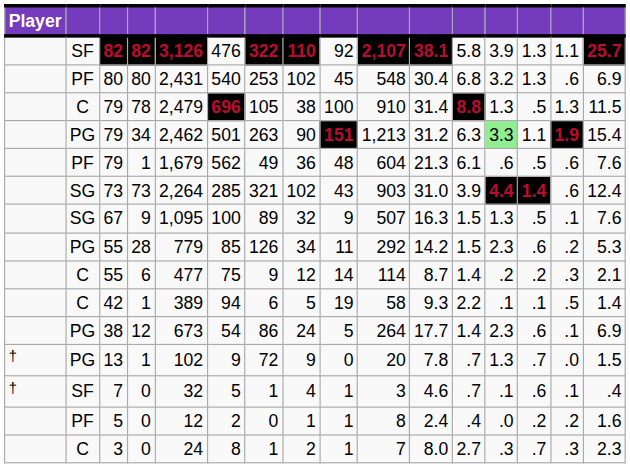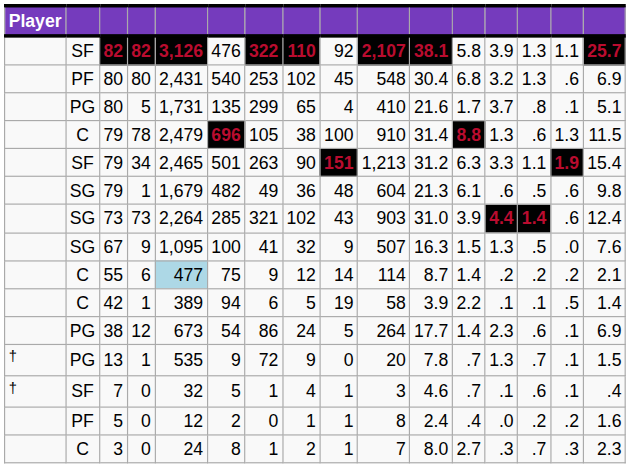+ row: (113, 107)
(539, 107) .5 -> (539, 135) .6
(83, 135) PG -> (83, 163) SF
(181, 135) 2,462 -> (181, 163) 2,465
(501, 135) lightgreen background -> (501, 163) no background
(83, 163) PF -> (83, 191) SG
(226, 163) 562 -> (226, 191) 482
(609, 163) 7.6 -> (609, 191) 9.8
(269, 219) 89 -> (269, 247) 41
(572, 219) .1 -> (572, 247) .0
- row: (113, 247)
(188, 275) no background -> (188, 275) lightblue background
(572, 275) .3 -> (572, 275) .2
(436, 302) 9.3 -> (436, 302) 3.9
(188, 360) 102 -> (188, 360) 535
(572, 360) .0 -> (572, 360) .1
